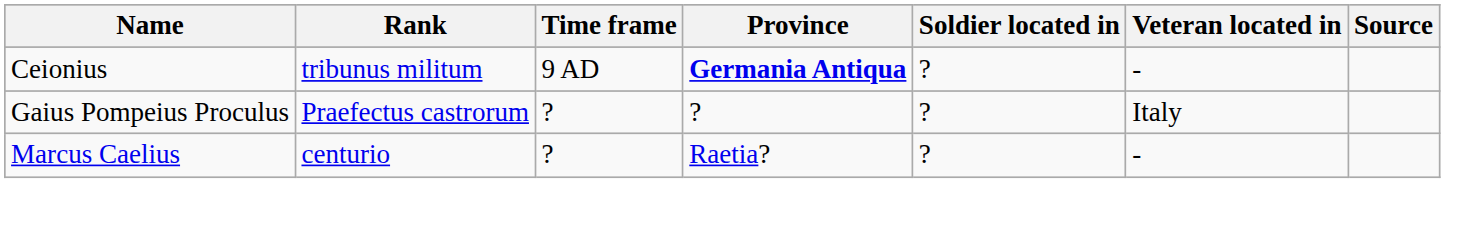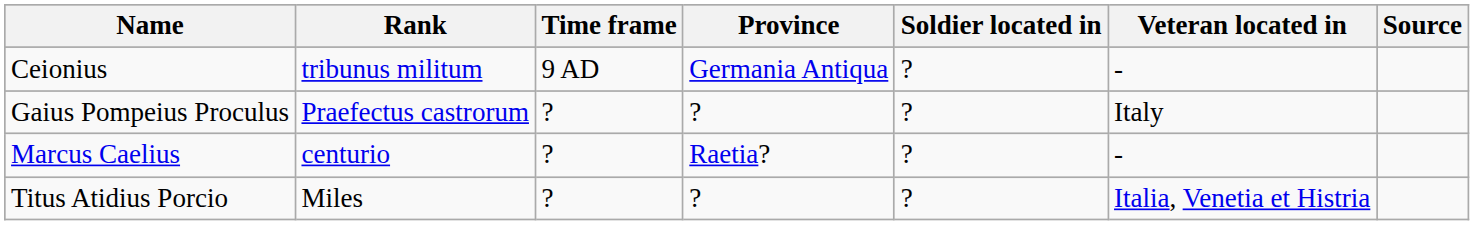(798, 68) bold -> (789, 68) normal
+ row: (120, 197)
